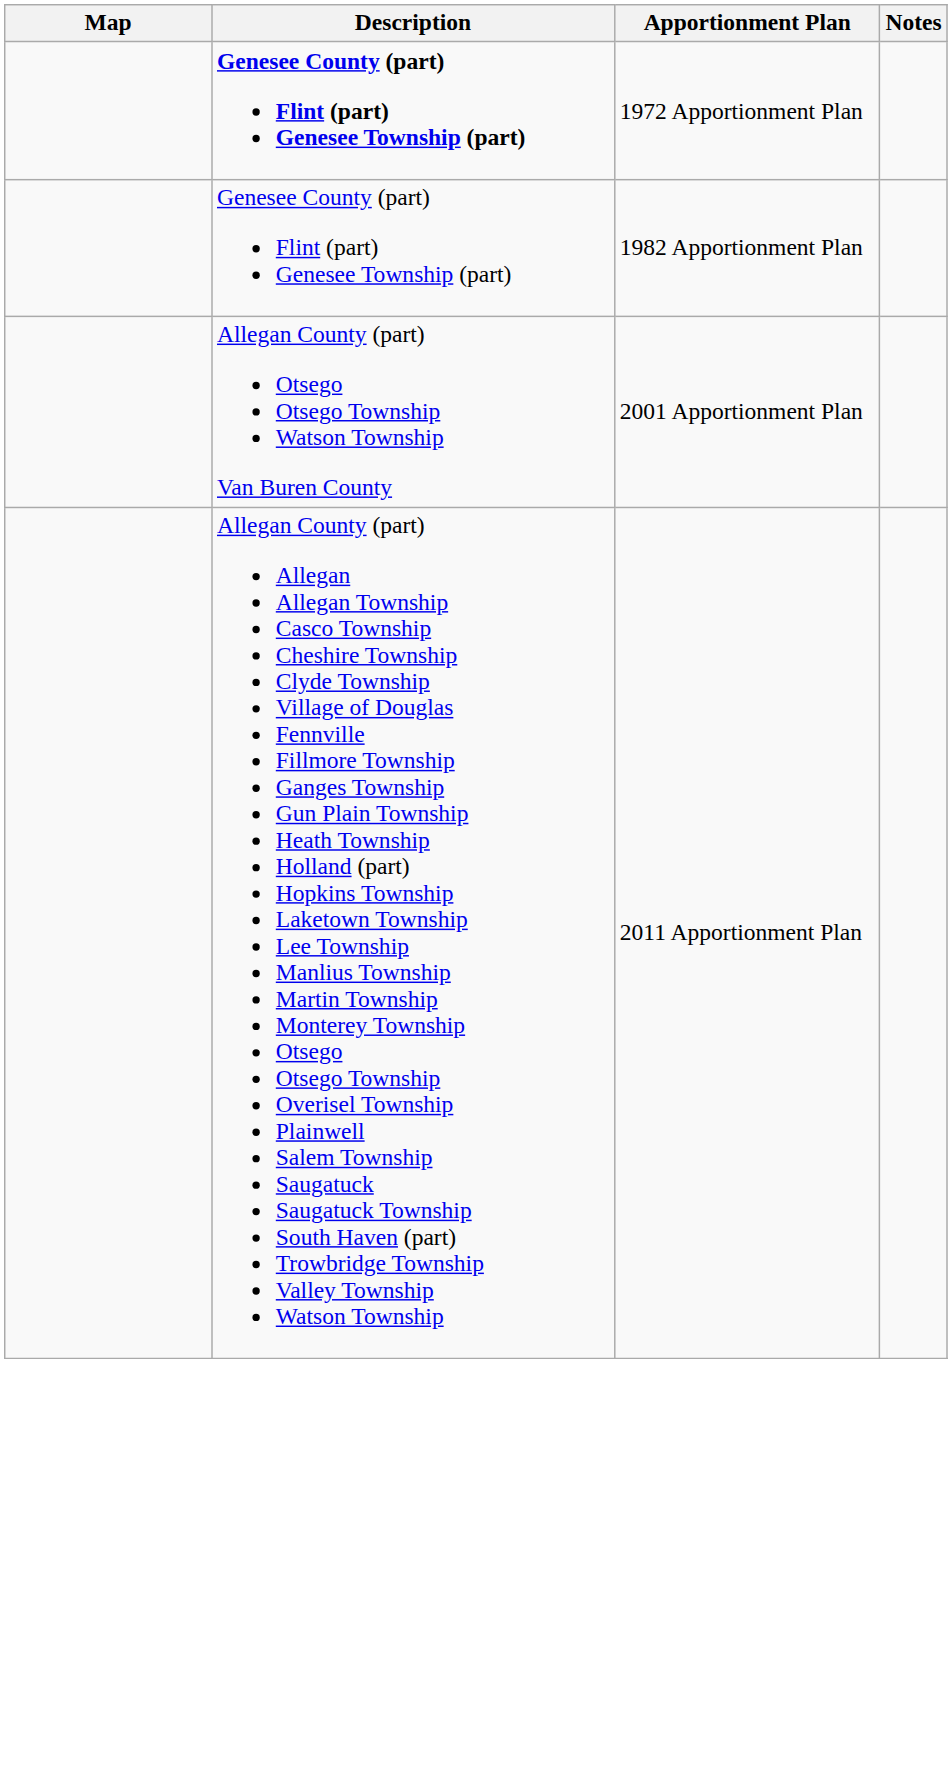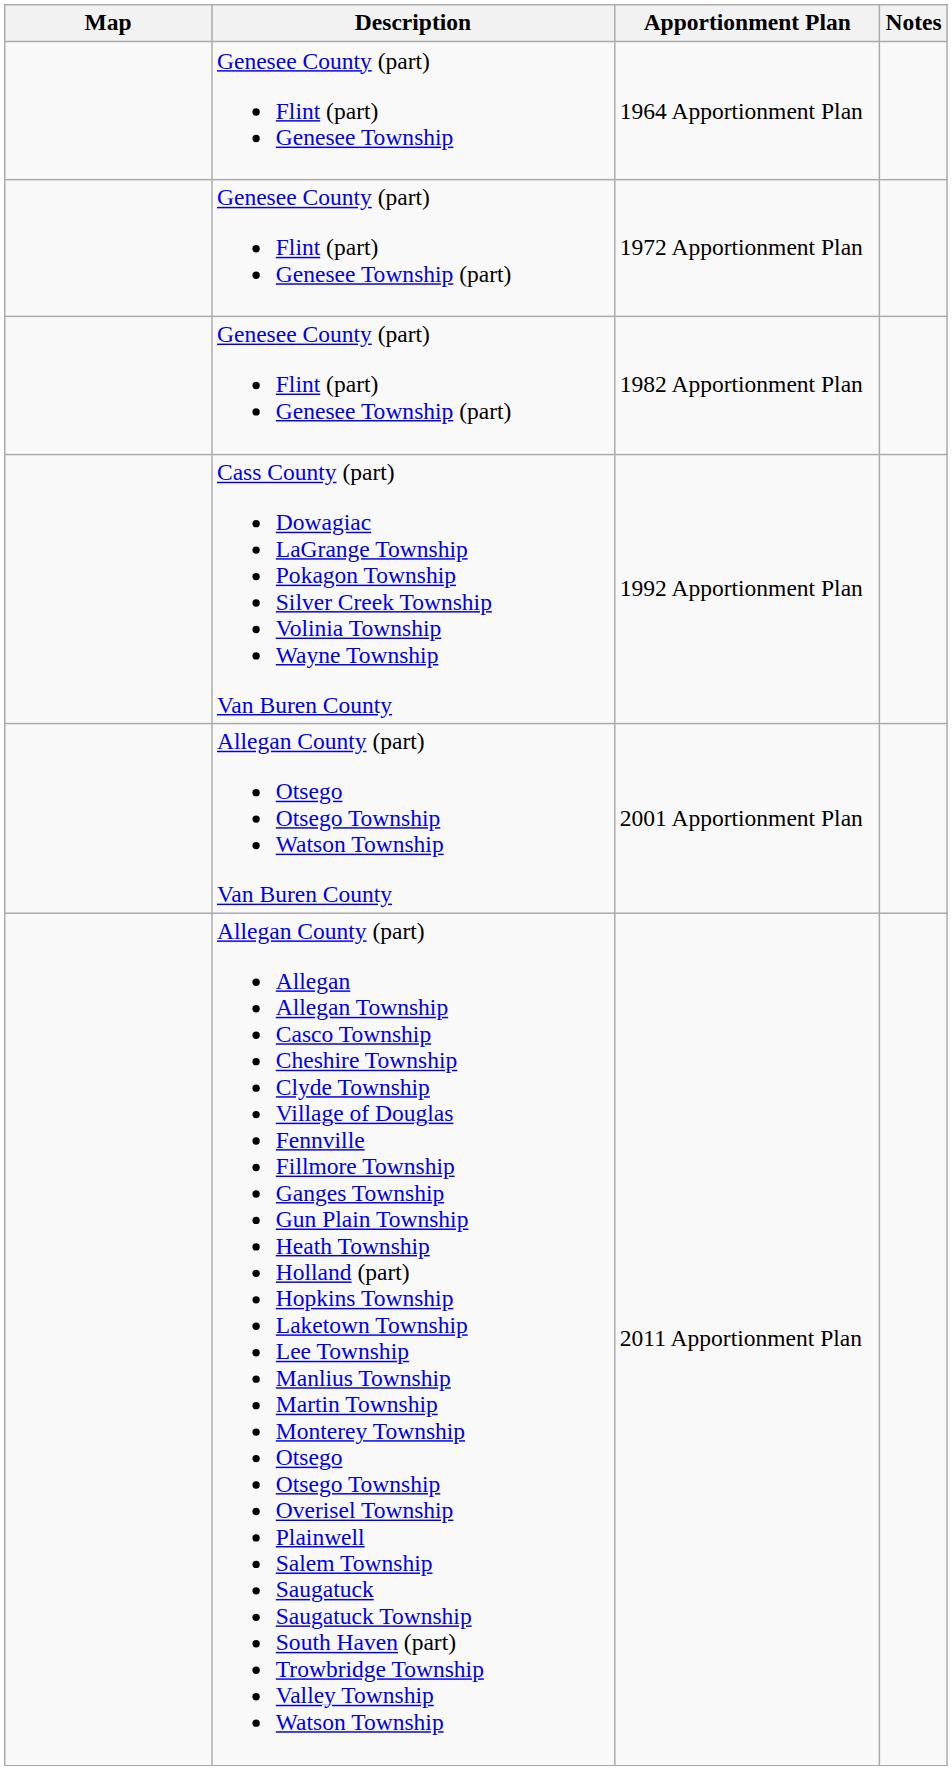+ row: (741, 110)
(413, 99) bold -> (413, 236) normal
+ row: (741, 588)
